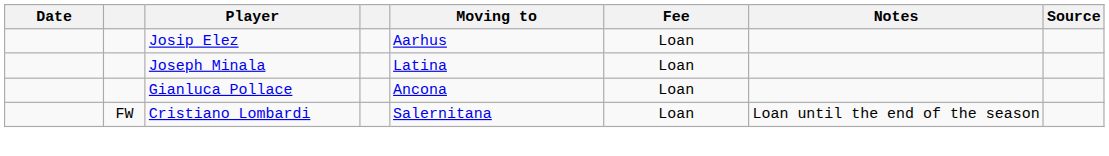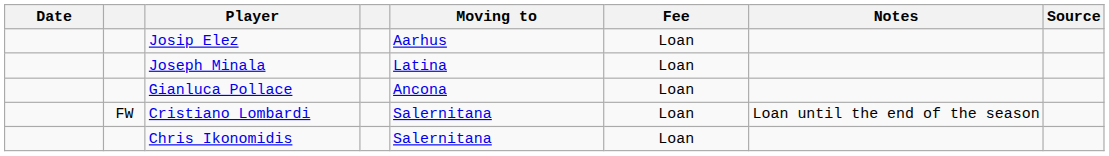+ row: (221, 139)
